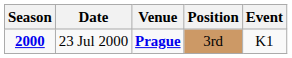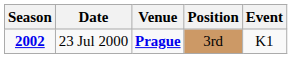(30, 41) 2000 -> (30, 41) 2002
